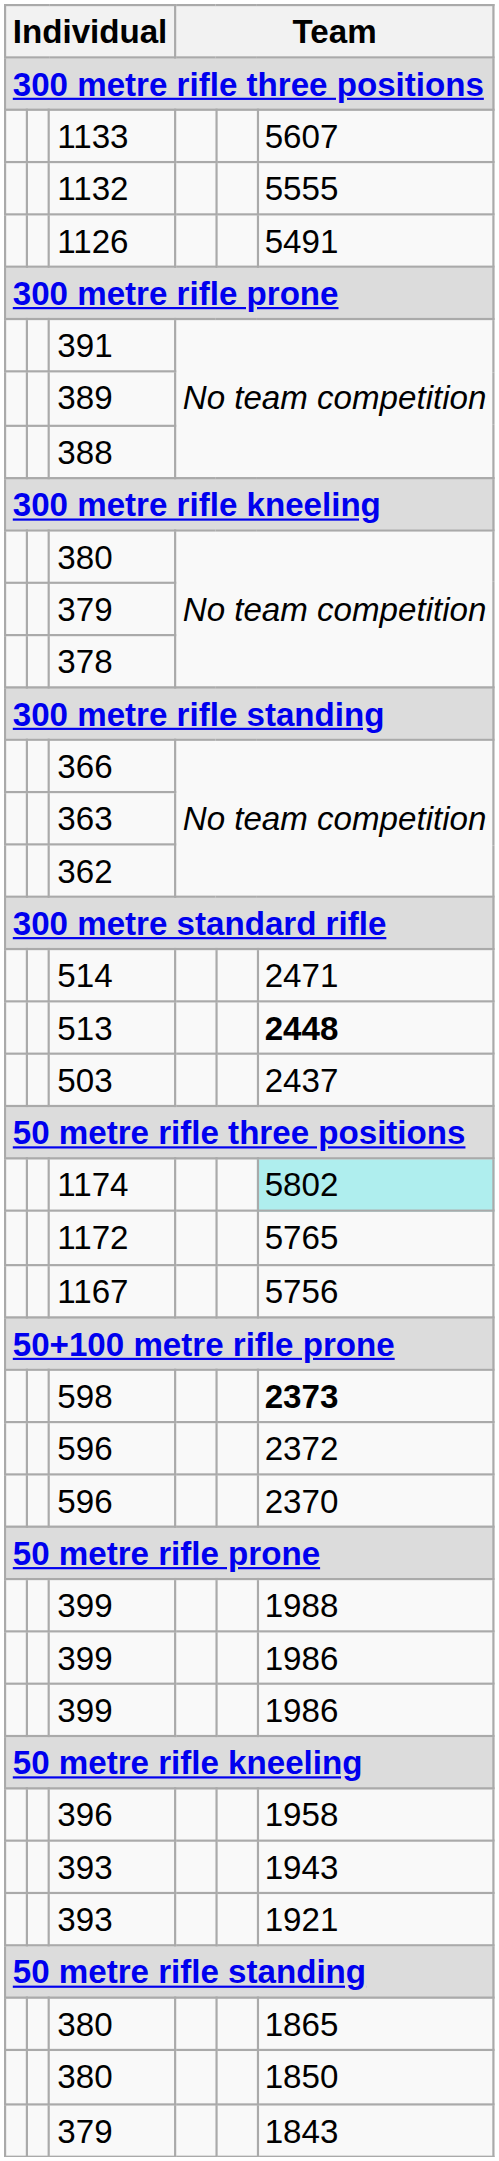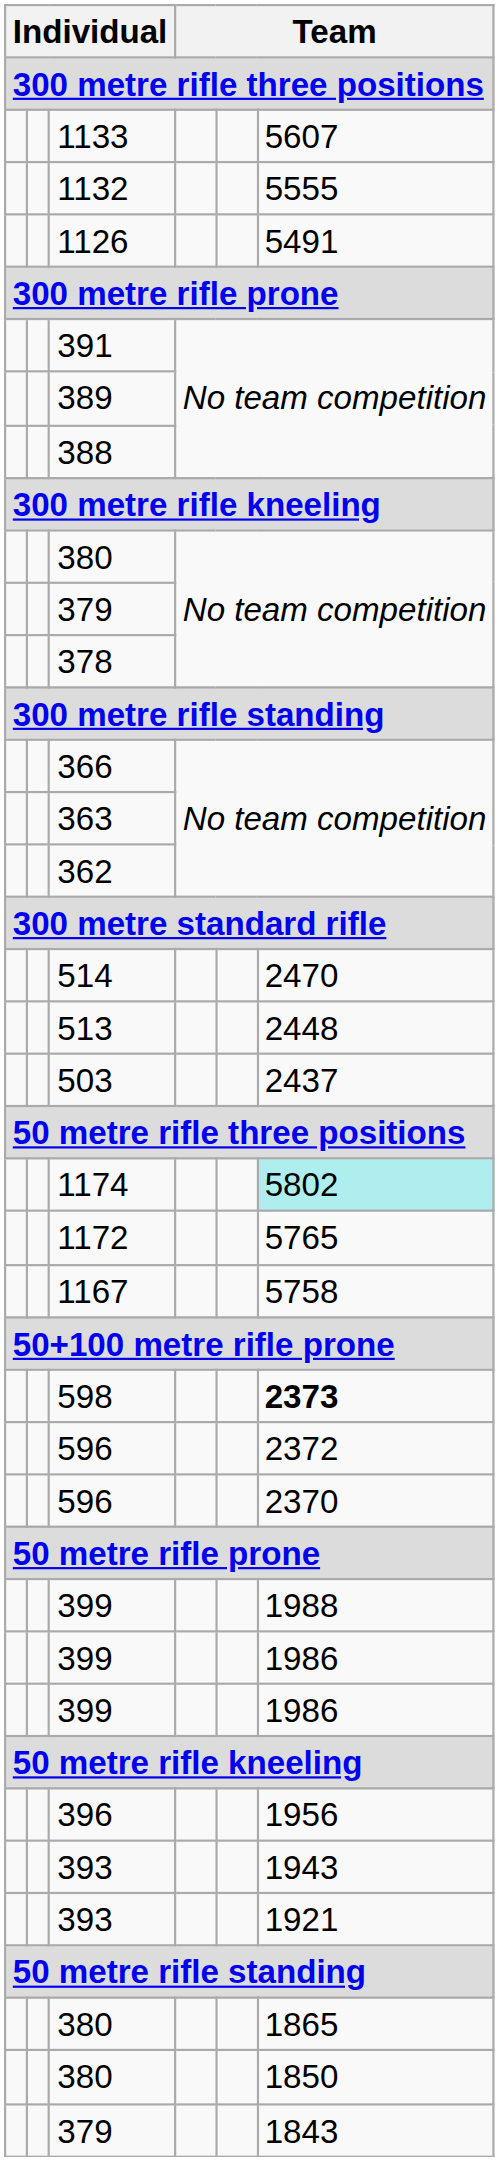(302, 976) 2471 -> (302, 976) 2470
(302, 1028) bold -> (302, 1028) normal
(302, 1290) 5756 -> (302, 1290) 5758
(302, 1815) 1958 -> (302, 1815) 1956
